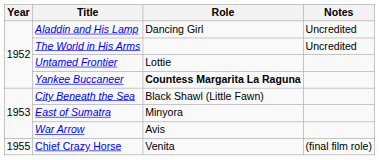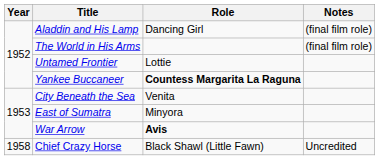(331, 29) Uncredited -> (339, 29) (final film role)
(331, 46) Uncredited -> (339, 46) (final film role)
(204, 96) Black Shawl (Little Fawn) -> (160, 96) Venita
(155, 130) normal -> (156, 130) bold
(19, 146) 1955 -> (19, 146) 1958
(160, 146) Venita -> (204, 146) Black Shawl (Little Fawn)
(339, 146) (final film role) -> (331, 146) Uncredited
